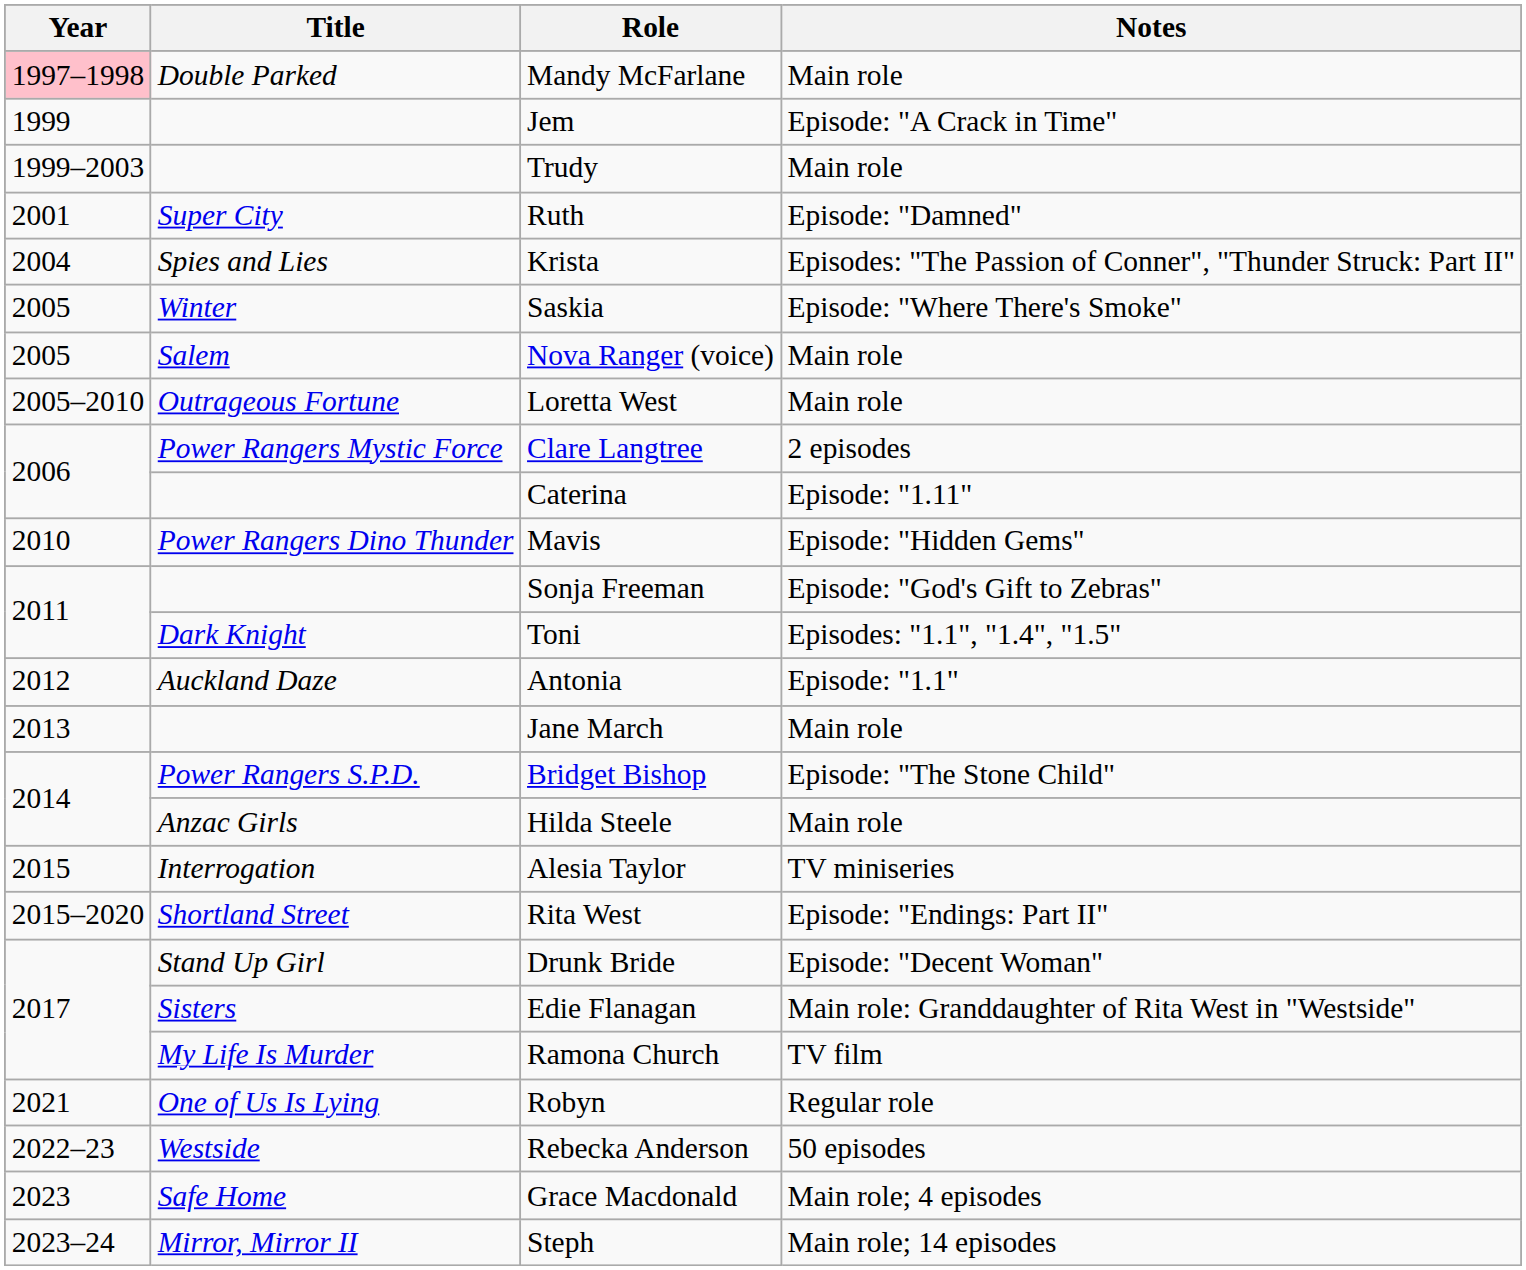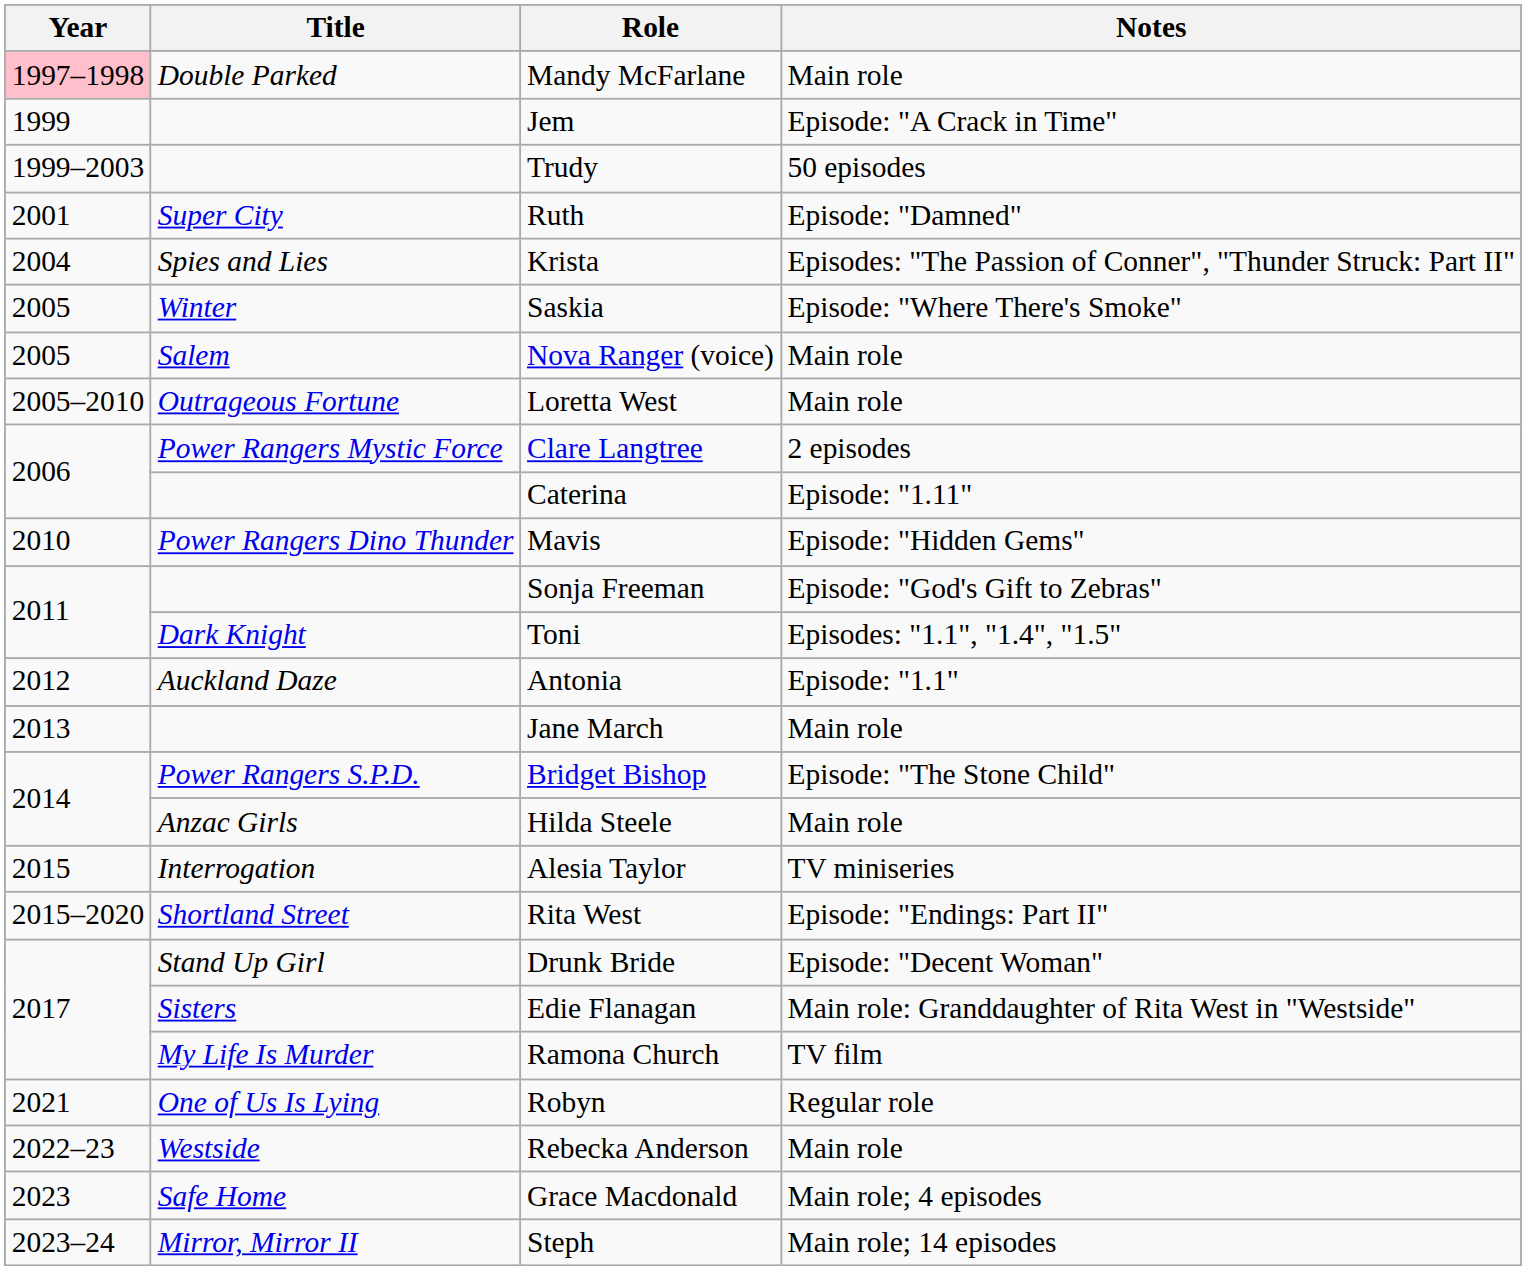(845, 167) Main role -> (857, 167) 50 episodes
(857, 1148) 50 episodes -> (845, 1148) Main role
